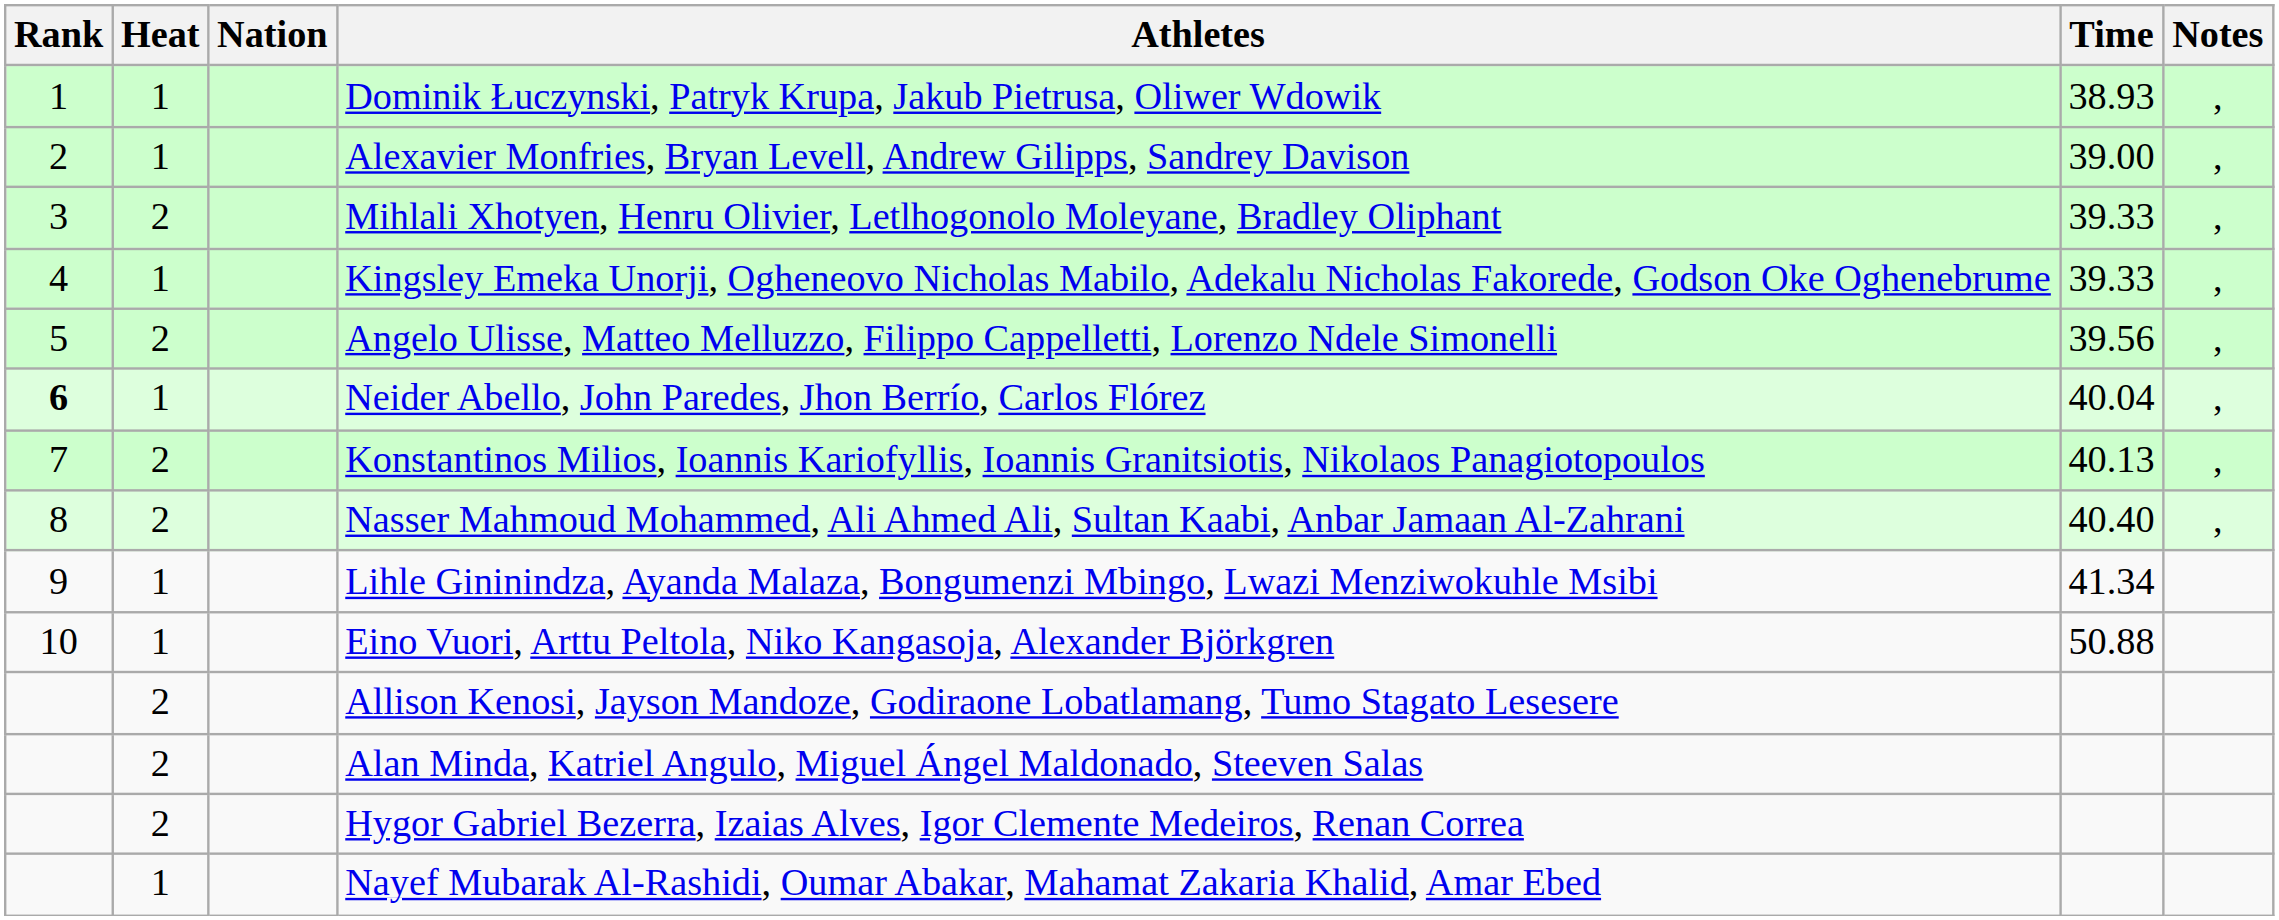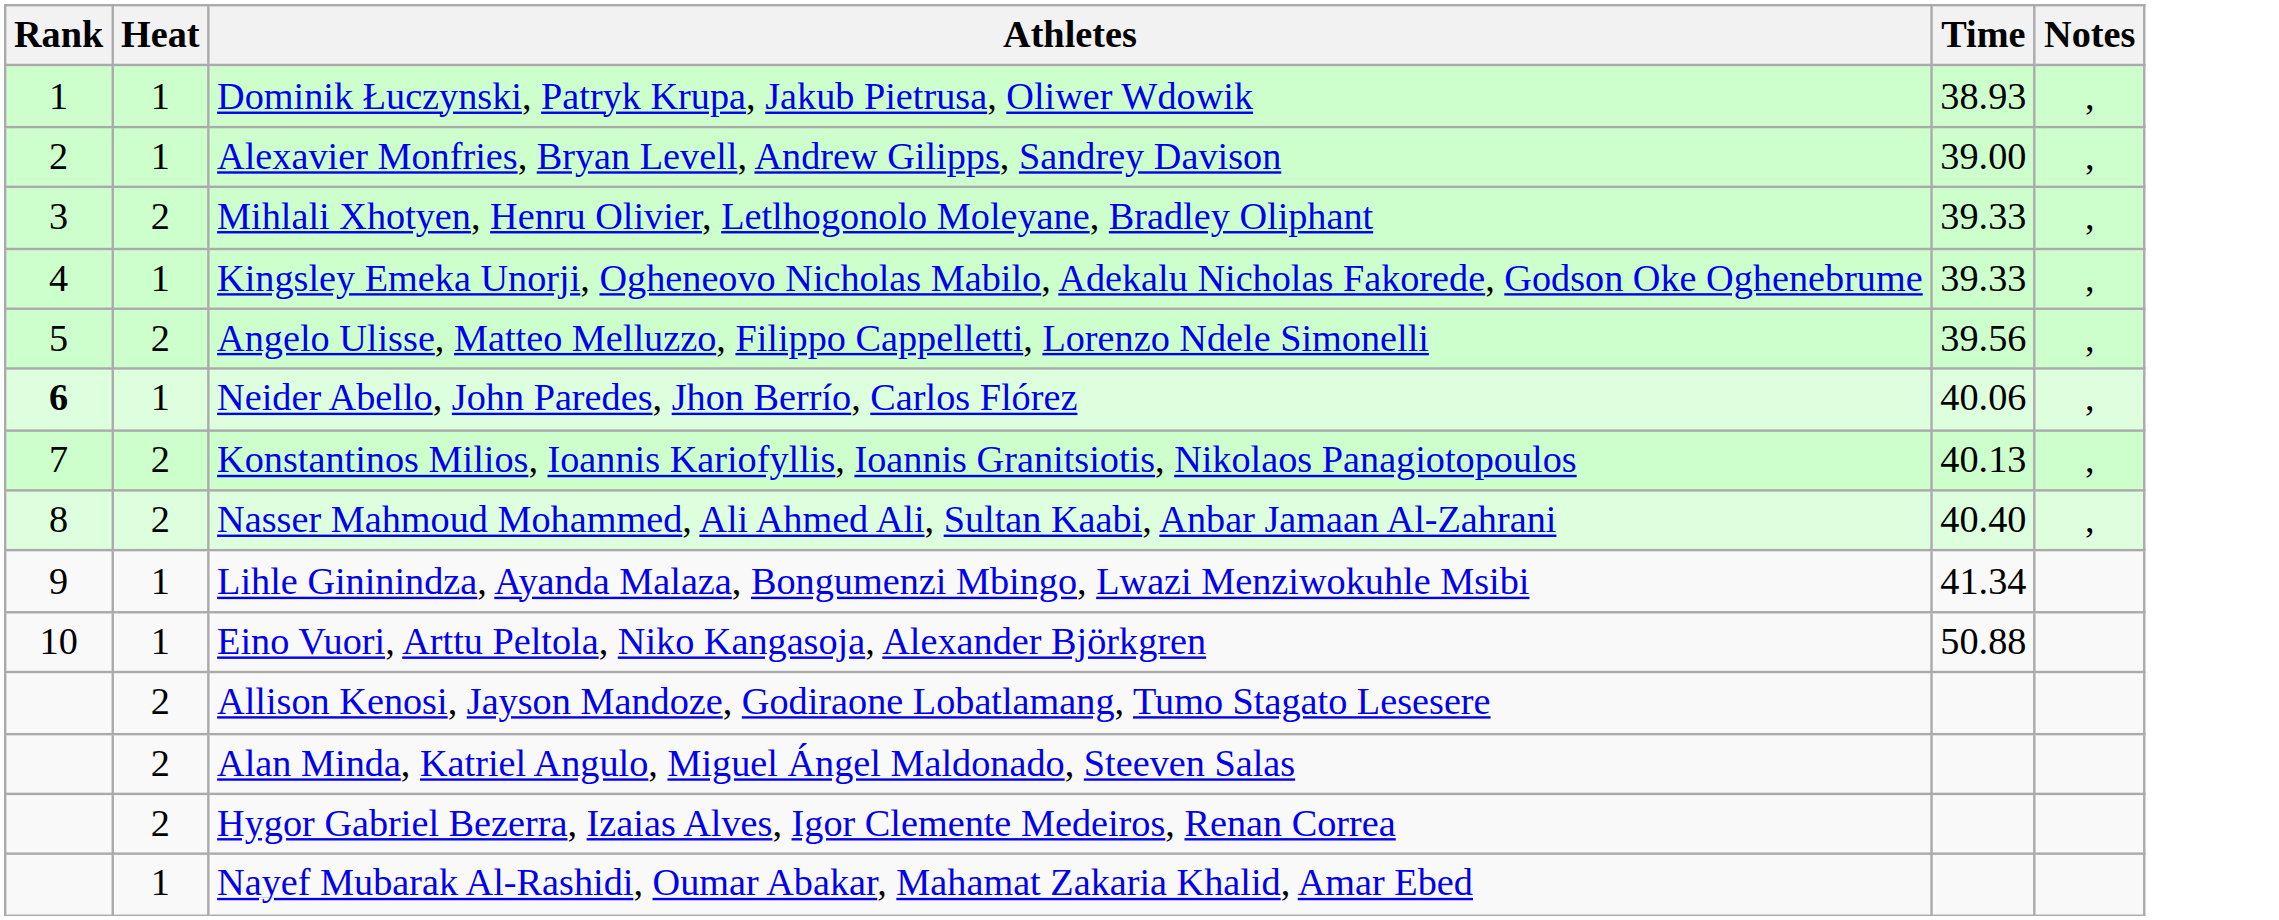- column: (272, 34)
(2111, 398) 40.04 -> (1983, 398) 40.06
